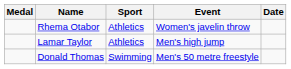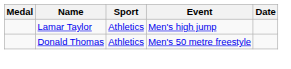- row: (68, 27)
(130, 57) Swimming -> (126, 42) Athletics
